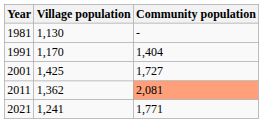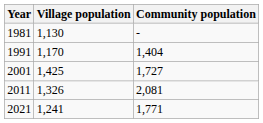(50, 90) 1,362 -> (50, 90) 1,326
(150, 90) lightsalmon background -> (150, 90) no background
